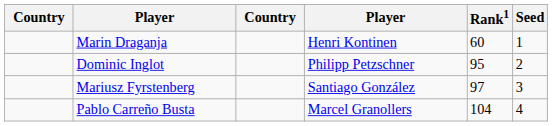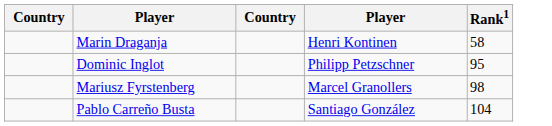- column: (530, 17)
(477, 42) 60 -> (477, 42) 58
(361, 87) Santiago González -> (360, 87) Marcel Granollers
(477, 87) 97 -> (477, 87) 98
(360, 109) Marcel Granollers -> (361, 109) Santiago González
